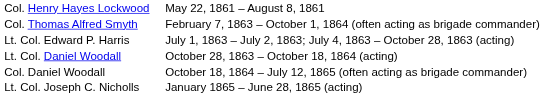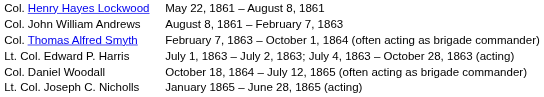+ row: (79, 24)
- row: (69, 56)
